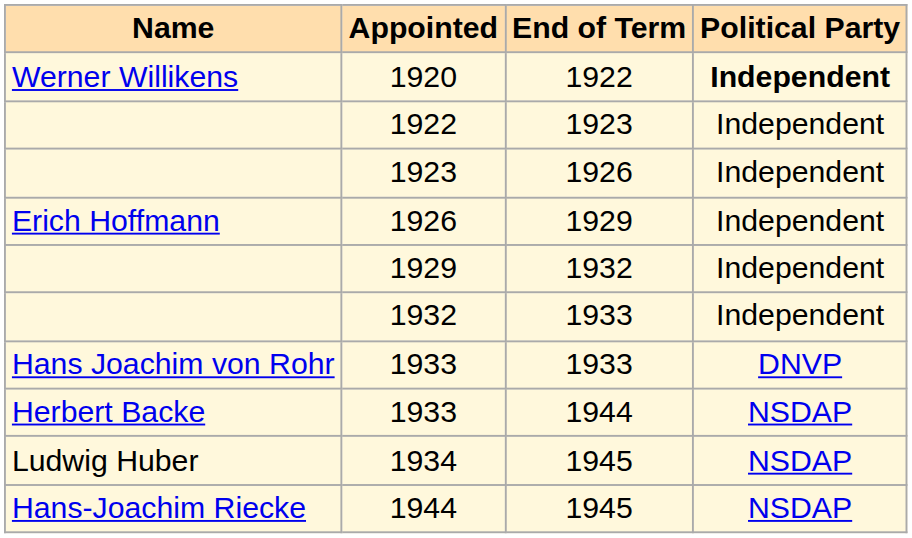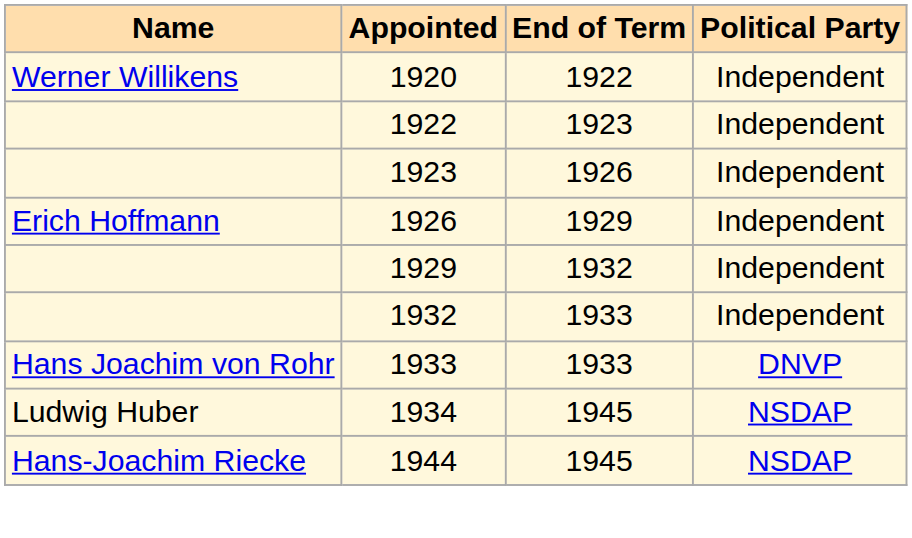(800, 76) bold -> (800, 76) normal
- row: (423, 412)
